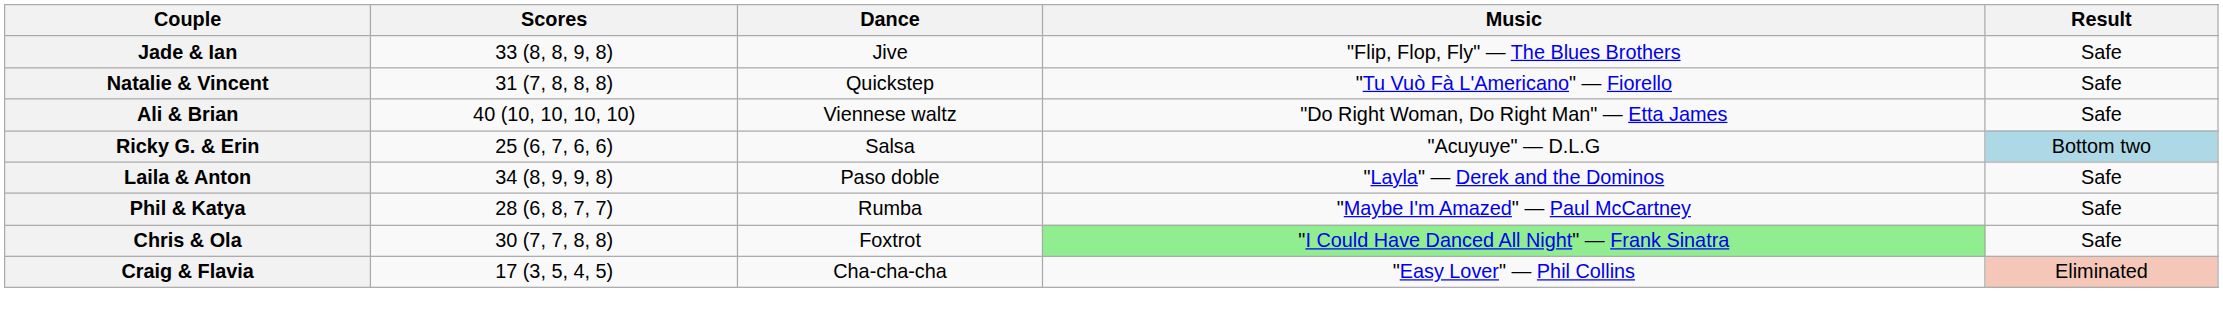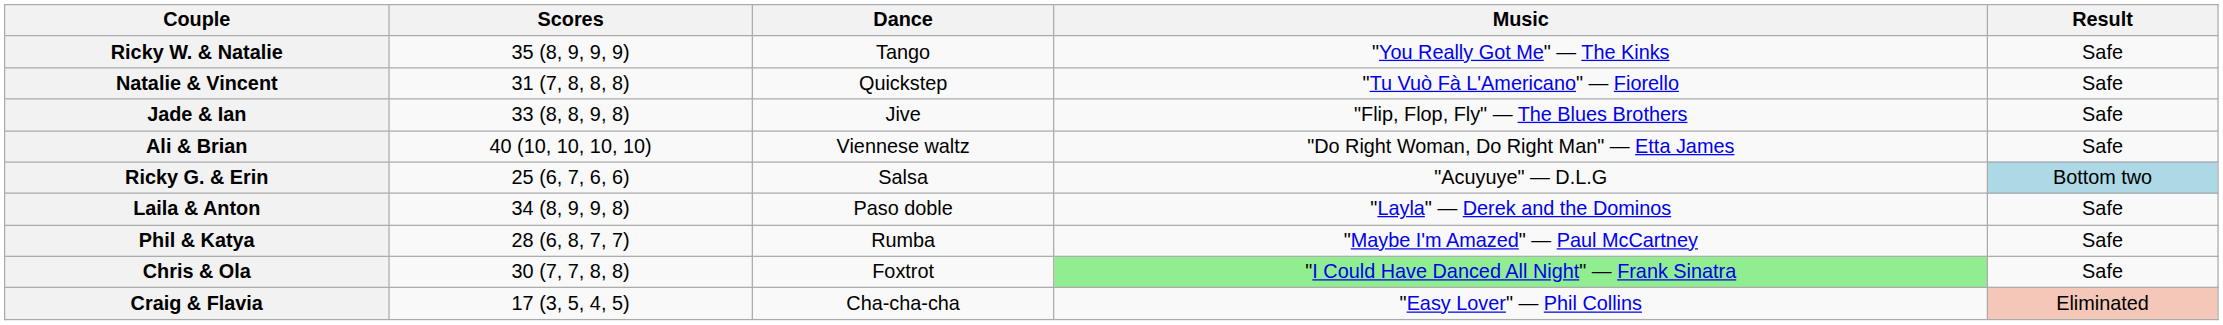+ row: (197, 51)
rows swapped: (188, 83) <-> (188, 51)
